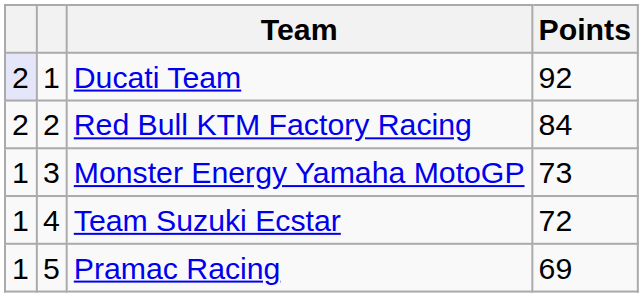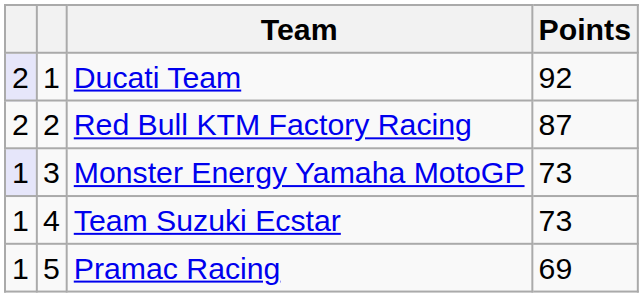(555, 125) 84 -> (555, 125) 87
(20, 173) no background -> (20, 173) lavender background
(555, 221) 72 -> (555, 221) 73
